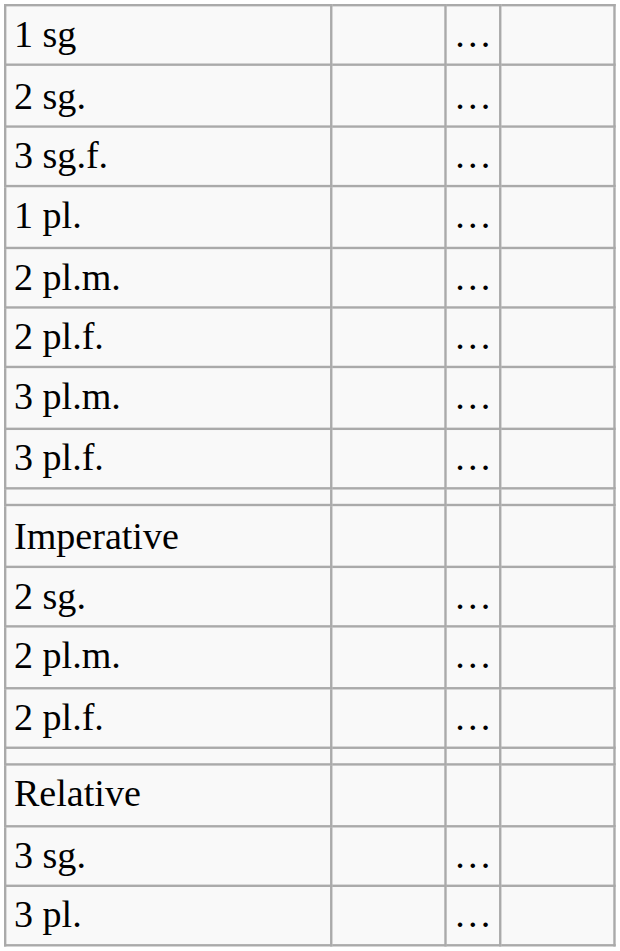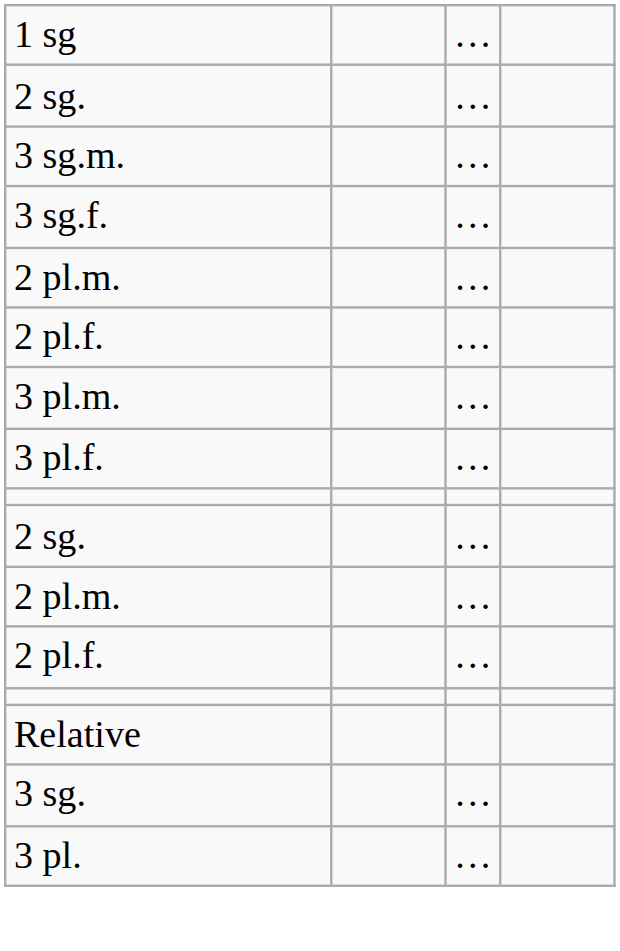+ row: (70, 155)
- row: (48, 215)
- row: (96, 535)
